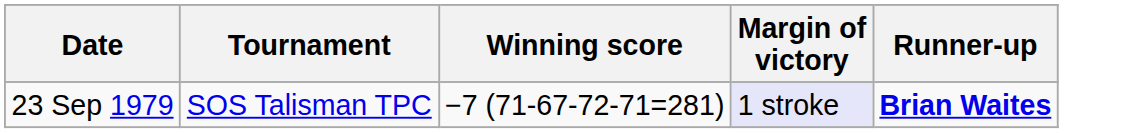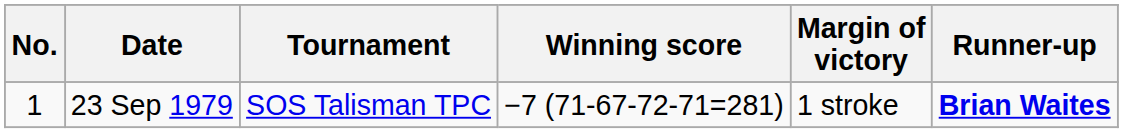+ column: (35, 44)
(788, 105) lavender background -> (848, 105) no background
